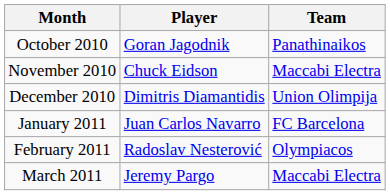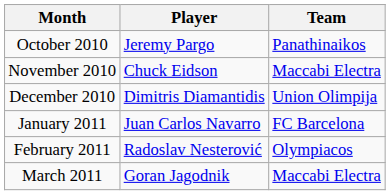(177, 44) Goran Jagodnik -> (169, 44) Jeremy Pargo
(169, 176) Jeremy Pargo -> (177, 176) Goran Jagodnik
